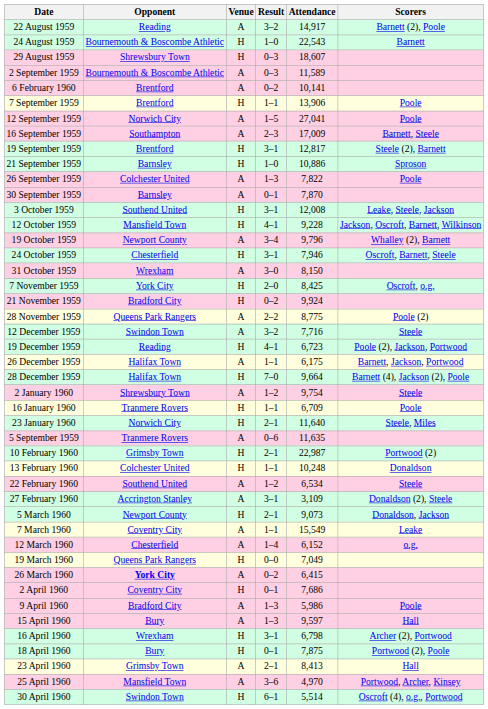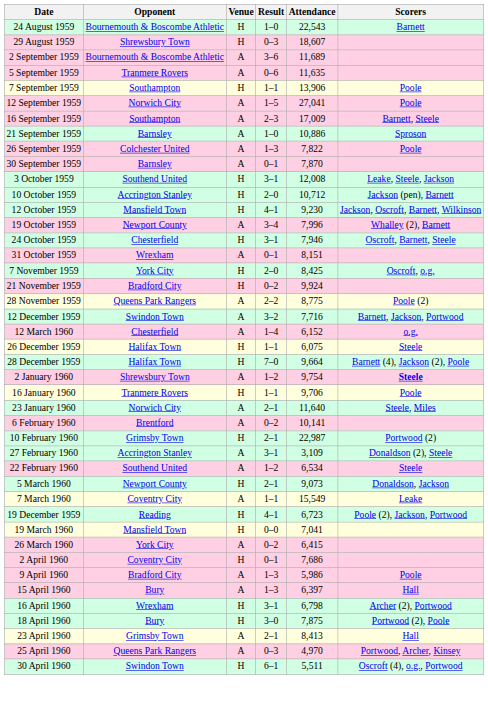- row: (44, 27)
(271, 73) 0–3 -> (271, 57) 3–6
(312, 73) 11,589 -> (312, 57) 11,689
rows swapped: (44, 438) <-> (44, 88)
(155, 103) Brentford -> (155, 88) Southampton
- row: (44, 149)
(241, 164) H -> (241, 133) A
+ row: (44, 194)
(312, 225) 9,228 -> (312, 210) 9,230
(312, 240) 9,796 -> (312, 225) 7,996
(271, 270) 3–0 -> (271, 255) 0–1
(312, 270) 8,150 -> (312, 255) 8,151
(411, 331) Steele -> (411, 316) Barnett, Jackson, Portwood
rows swapped: (44, 347) <-> (44, 544)
(241, 362) A -> (241, 347) H
(312, 362) 6,175 -> (312, 347) 6,075
(411, 362) Barnett, Jackson, Portwood -> (411, 347) Steele
(411, 392) normal -> (411, 377) bold
(312, 407) 6,709 -> (312, 392) 9,706
(241, 423) H -> (241, 407) A
- row: (44, 468)
rows swapped: (44, 484) <-> (44, 499)
(155, 560) Queens Park Rangers -> (155, 529) Mansfield Town
(312, 560) 7,049 -> (312, 529) 7,041
(155, 575) bold -> (155, 544) normal
(312, 621) 9,597 -> (312, 590) 6,397
(271, 651) 0–1 -> (271, 621) 3–0
(155, 682) Mansfield Town -> (155, 651) Queens Park Rangers
(271, 682) 3–6 -> (271, 651) 0–3
(312, 697) 5,514 -> (312, 666) 5,511
